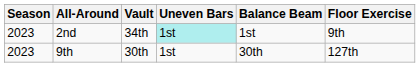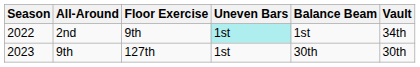columns swapped: (139, 14) <-> (370, 14)
(21, 33) 2023 -> (21, 33) 2022
